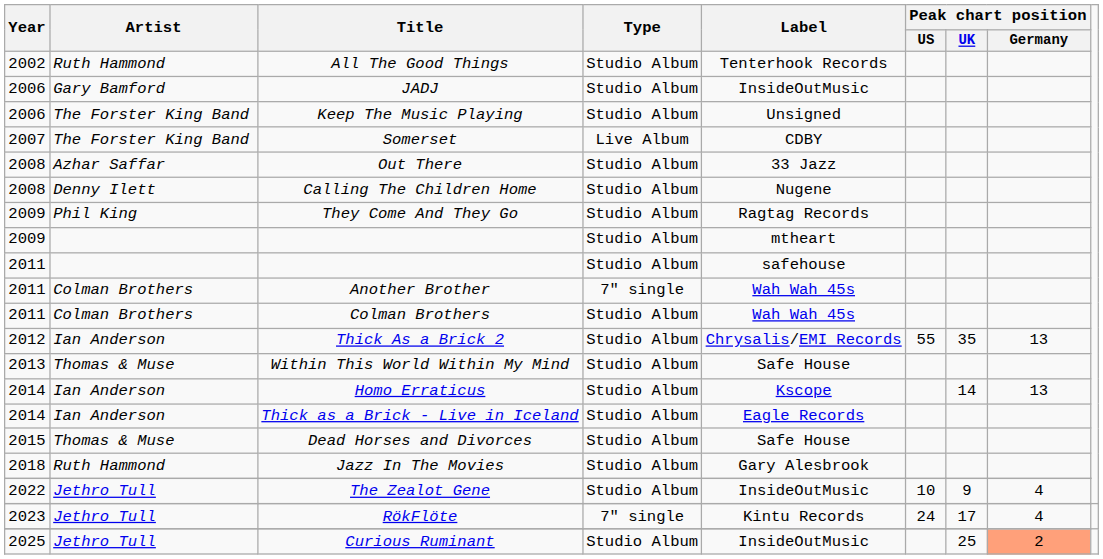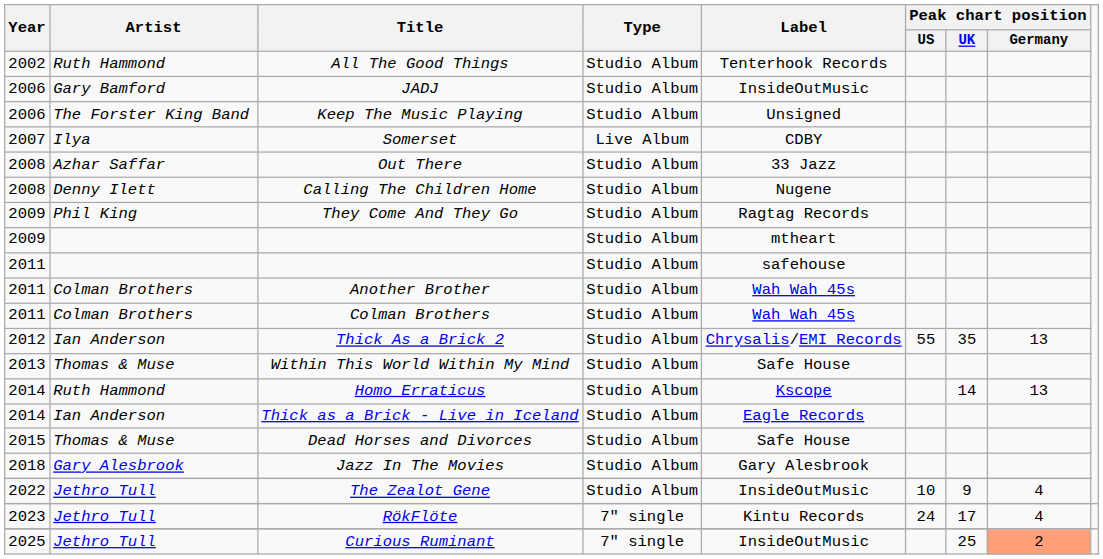(151, 140) The Forster King Band -> (72, 140) Ilya
(642, 291) 7" single -> (642, 291) Studio Album
(109, 391) Ian Anderson -> (109, 391) Ruth Hammond
(109, 467) Ruth Hammond -> (119, 467) Gary Alesbrook
(642, 542) Studio Album -> (642, 542) 7" single
